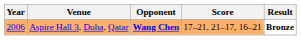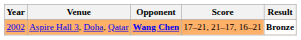(16, 27) 2006 -> (16, 27) 2002
